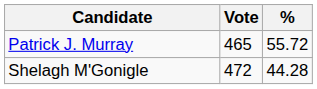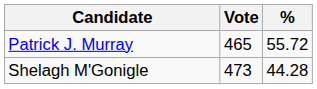(238, 70) 472 -> (238, 70) 473
